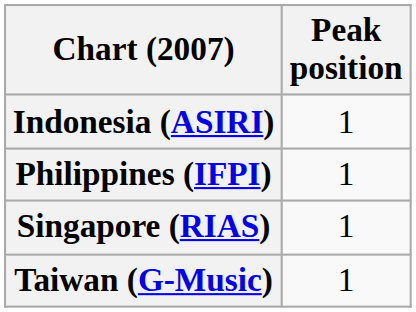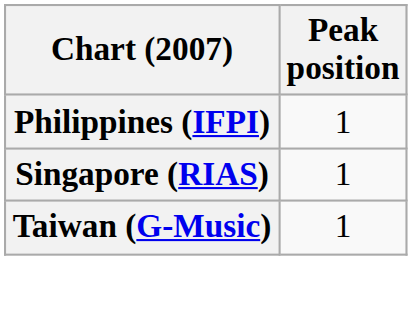- row: (144, 121)
